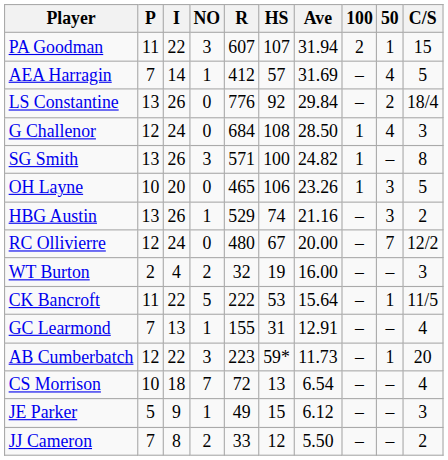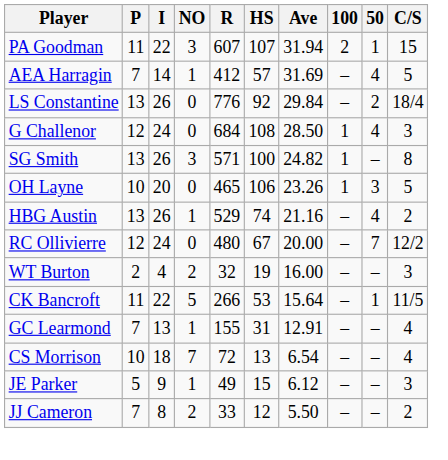(390, 215) 3 -> (375, 215) 4
(242, 300) 222 -> (227, 300) 266
- row: (71, 356)
